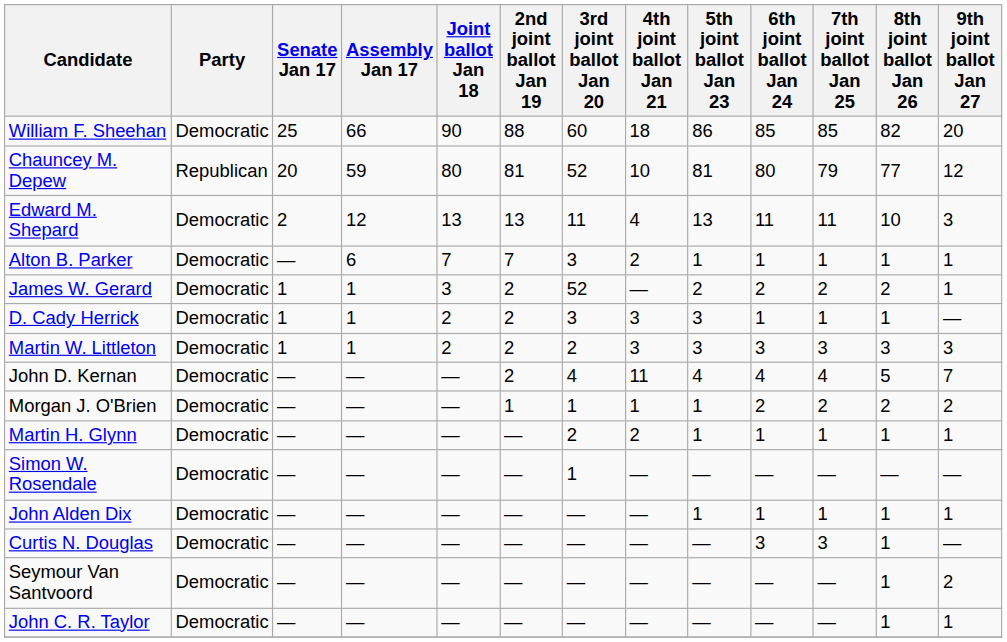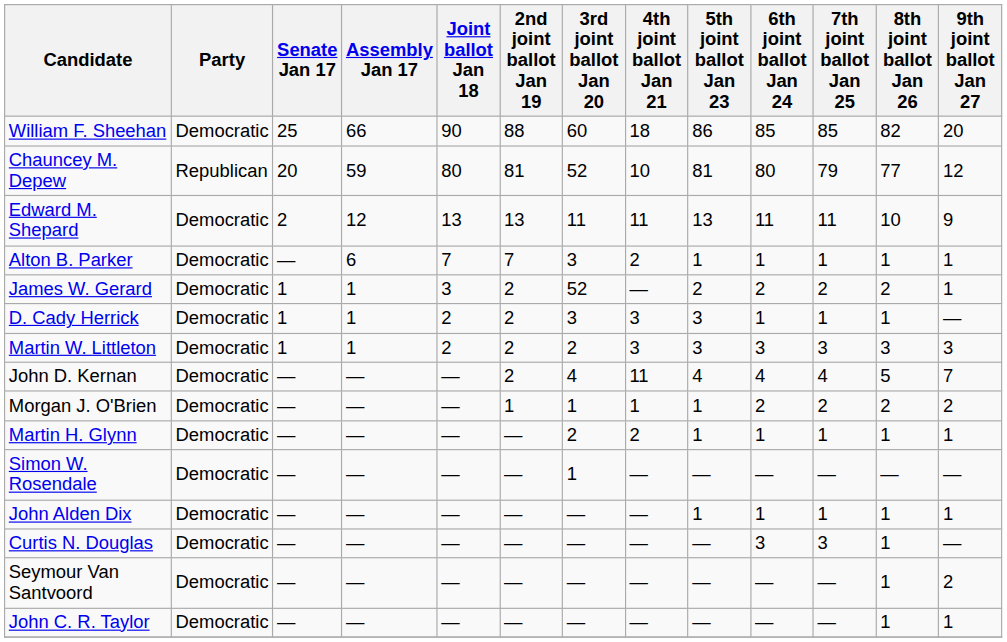(635, 220) 4 -> (639, 220) 11
(948, 220) 3 -> (948, 220) 9
